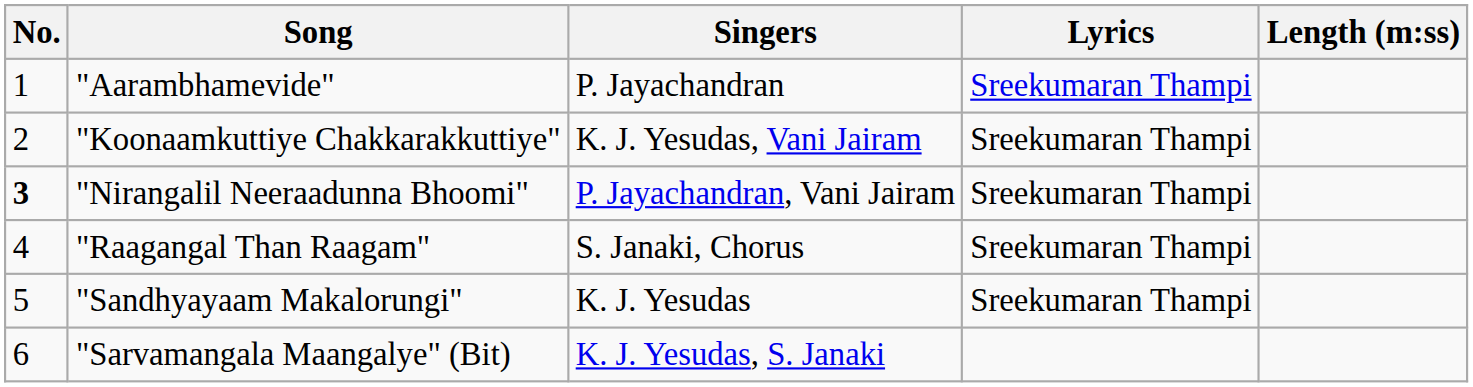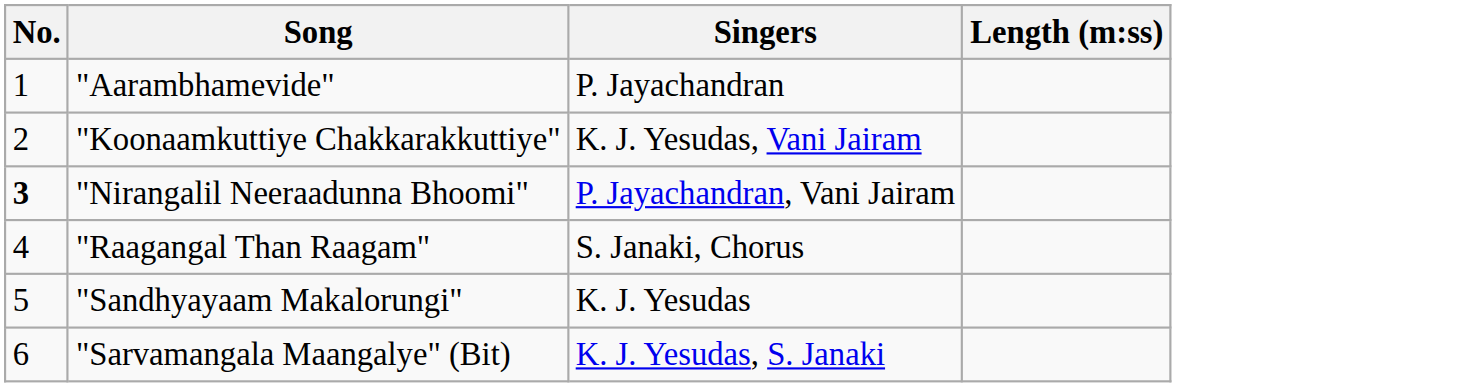- column: (1111, 31)
